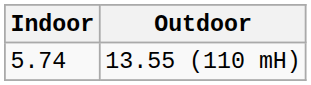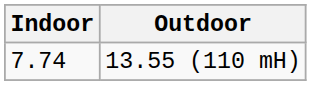(38, 62) 5.74 -> (38, 62) 7.74
